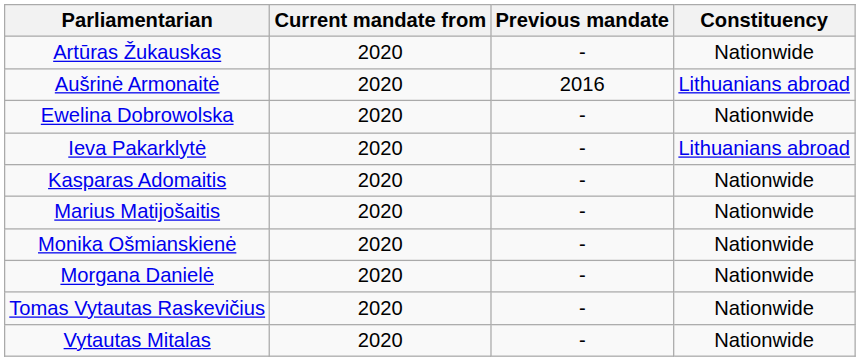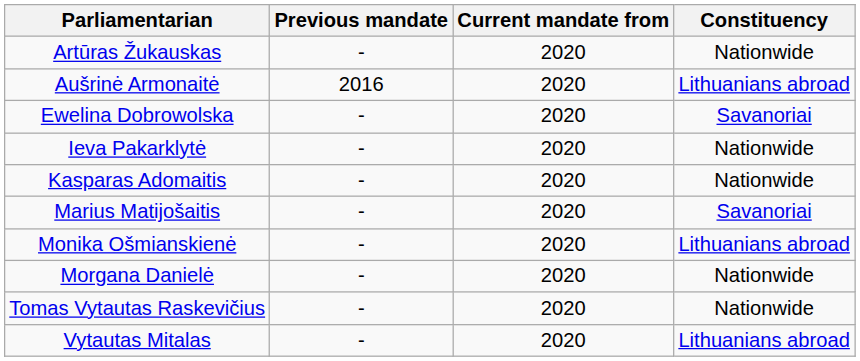columns swapped: (582, 20) <-> (380, 20)
(764, 116) Nationwide -> (764, 116) Savanoriai
(764, 148) Lithuanians abroad -> (764, 148) Nationwide
(764, 212) Nationwide -> (764, 212) Savanoriai
(764, 244) Nationwide -> (764, 244) Lithuanians abroad
(764, 340) Nationwide -> (764, 340) Lithuanians abroad
